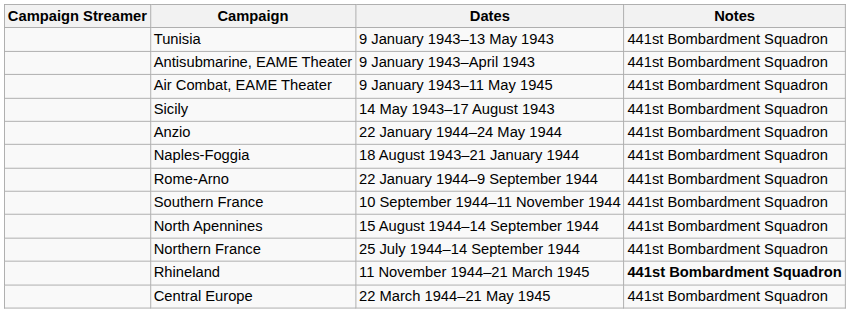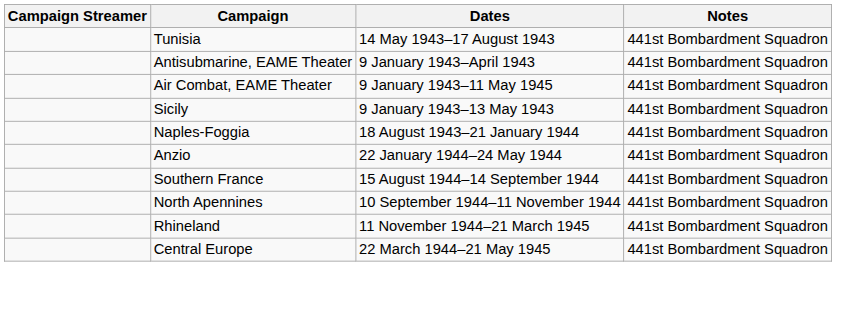(456, 39) 9 January 1943–13 May 1943 -> (457, 39) 14 May 1943–17 August 1943
(457, 109) 14 May 1943–17 August 1943 -> (456, 109) 9 January 1943–13 May 1943
rows swapped: (202, 156) <-> (172, 132)
- row: (191, 179)
(490, 202) 10 September 1944–11 November 1944 -> (479, 179) 15 August 1944–14 September 1944
(479, 226) 15 August 1944–14 September 1944 -> (490, 202) 10 September 1944–11 November 1944
- row: (207, 249)
(735, 272) bold -> (728, 226) normal
